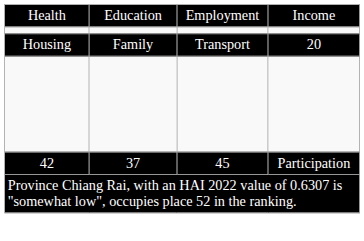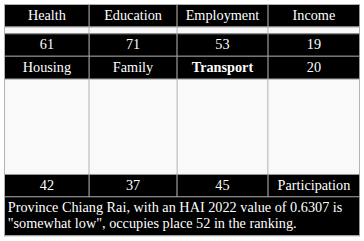+ row: (47, 44)
(222, 44) normal -> (222, 67) bold
